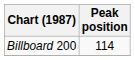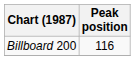(105, 45) 114 -> (105, 45) 116
